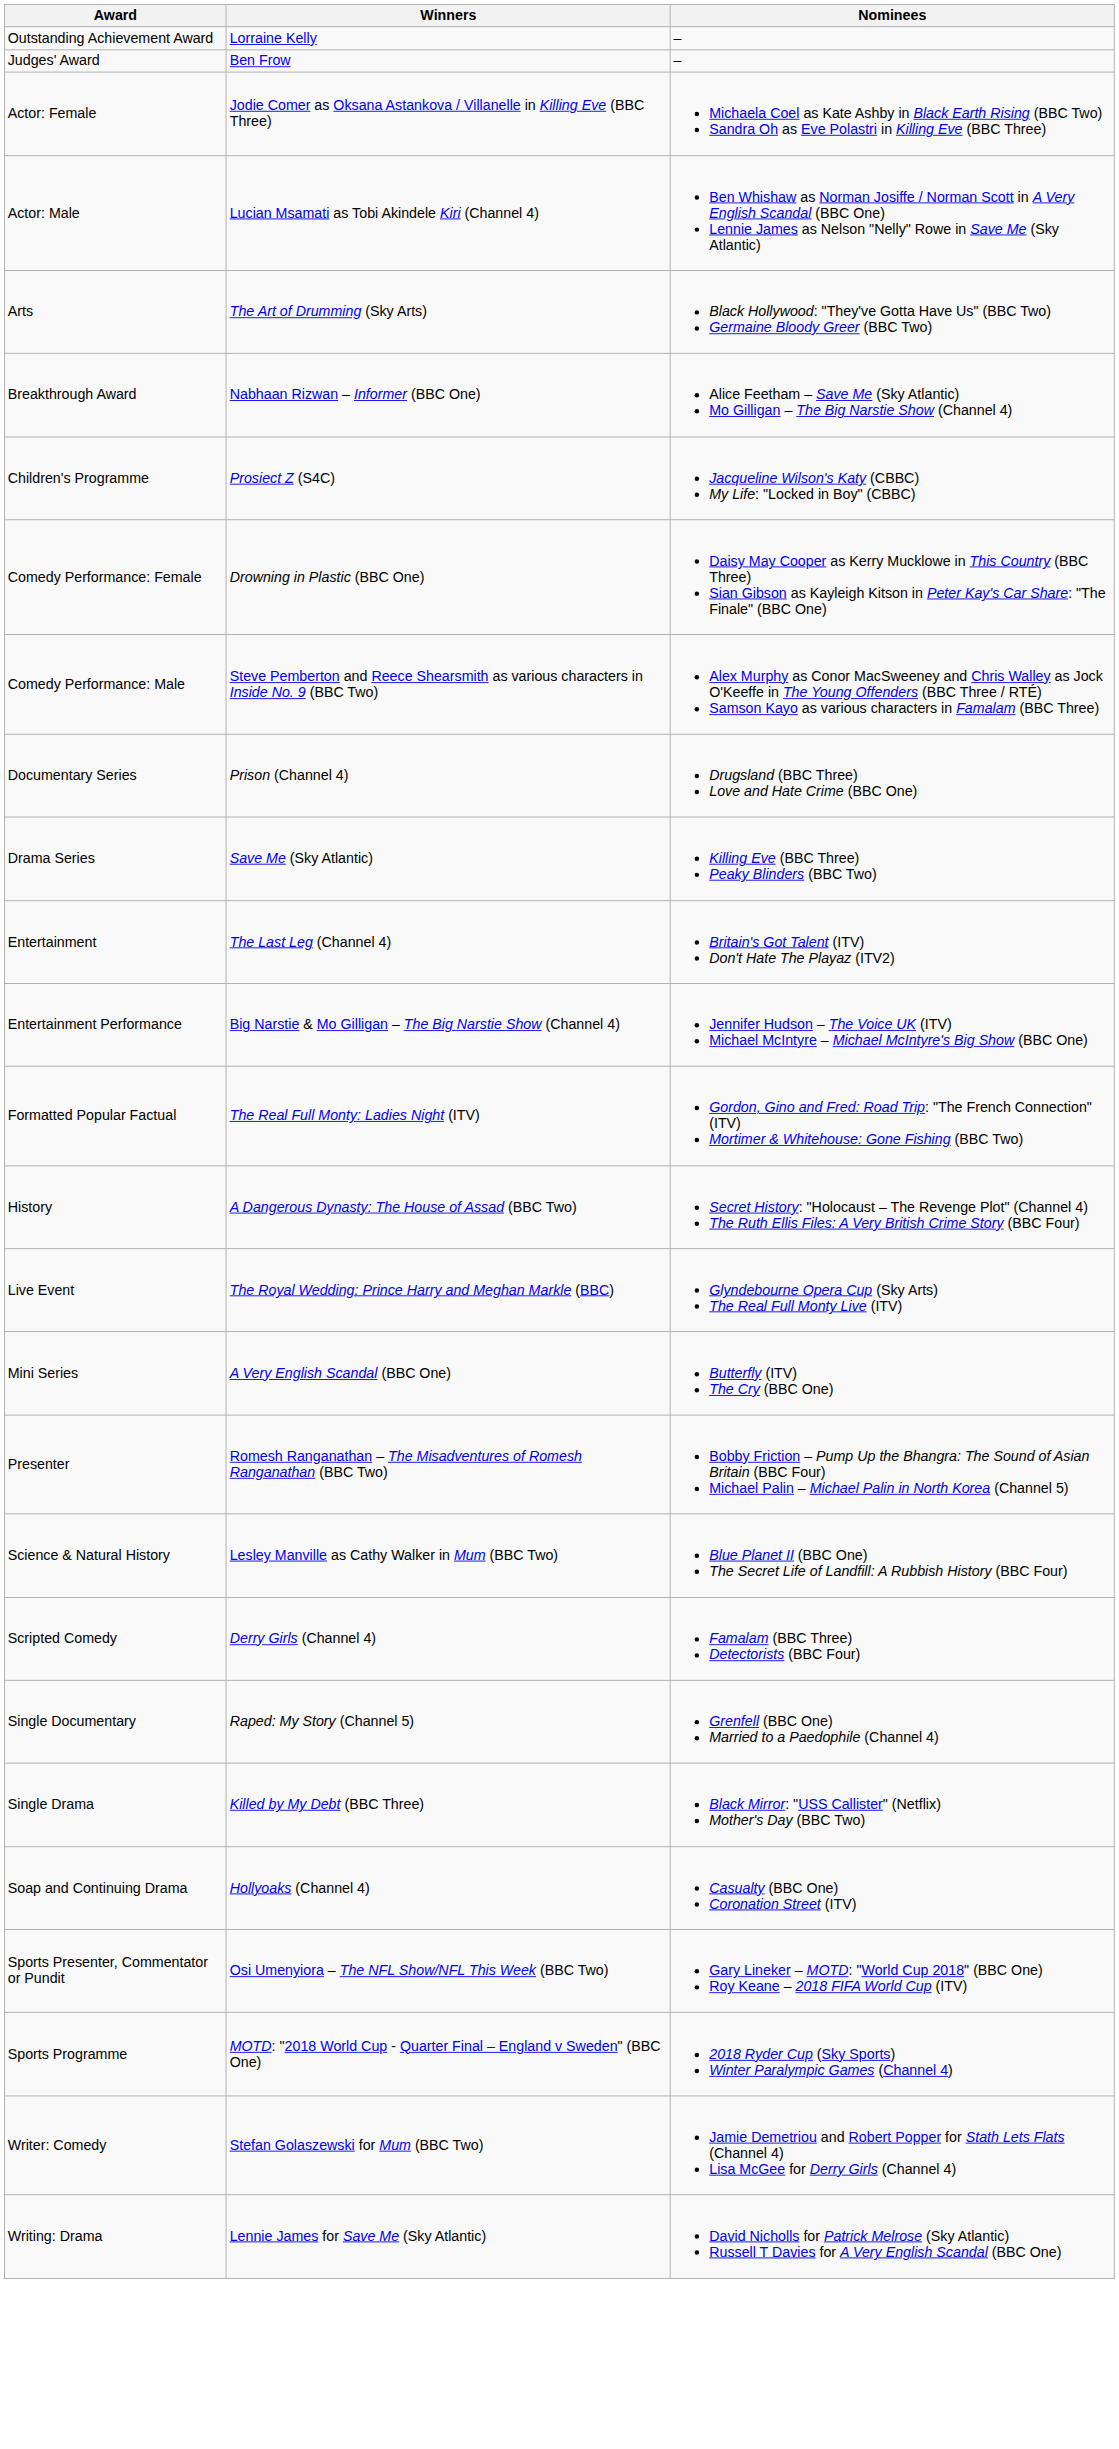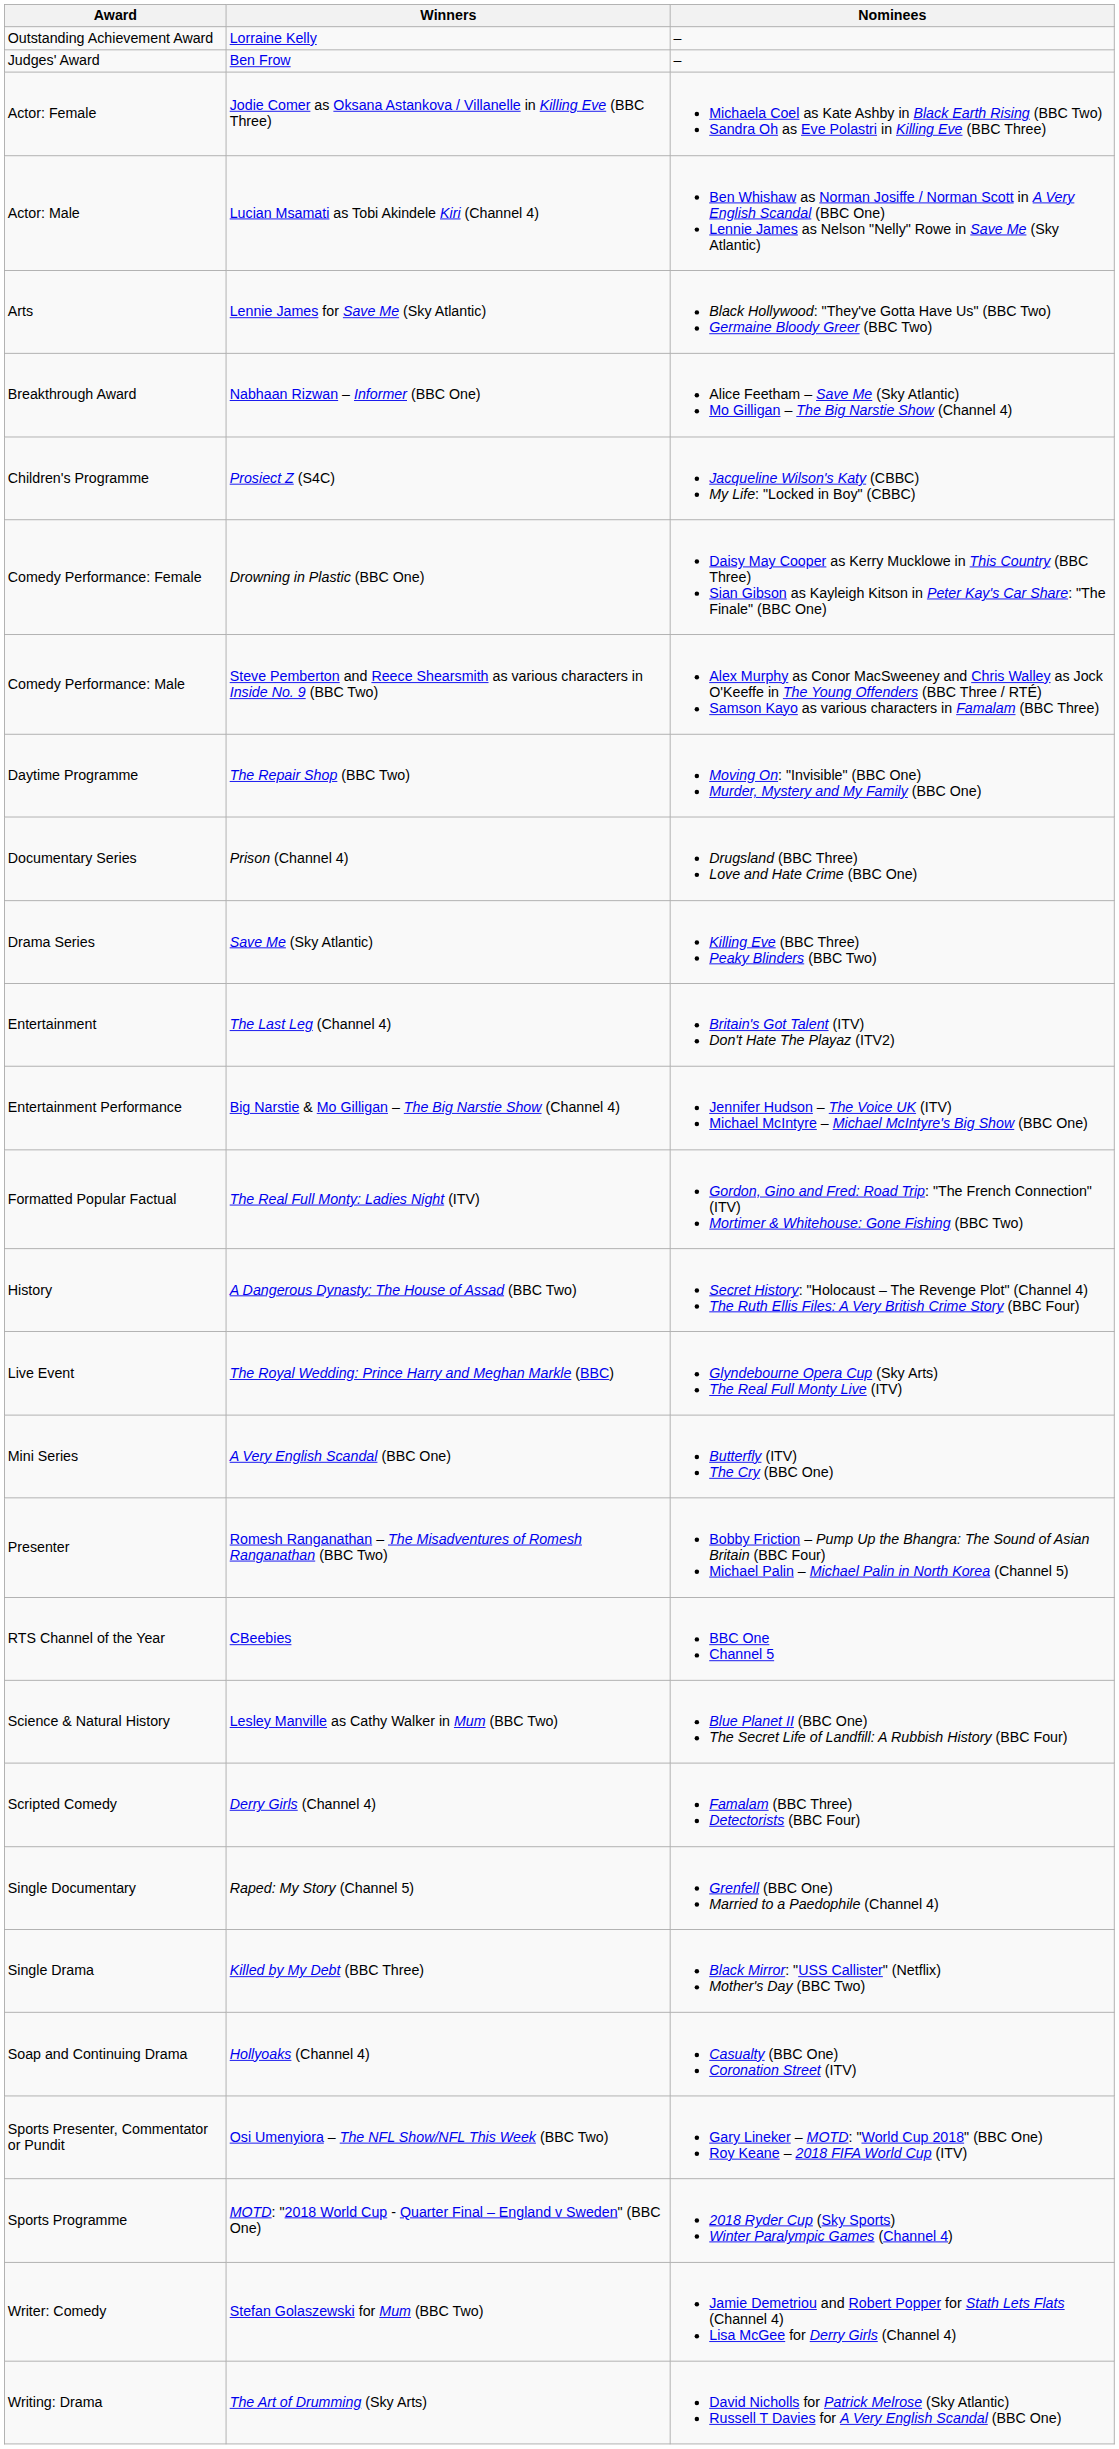(328, 312) The Art of Drumming (Sky Arts) -> (358, 312) Lennie James for Save Me (Sky Atlantic)
+ row: (73, 775)
+ row: (86, 1638)
(358, 2236) Lennie James for Save Me (Sky Atlantic) -> (328, 2402) The Art of Drumming (Sky Arts)
